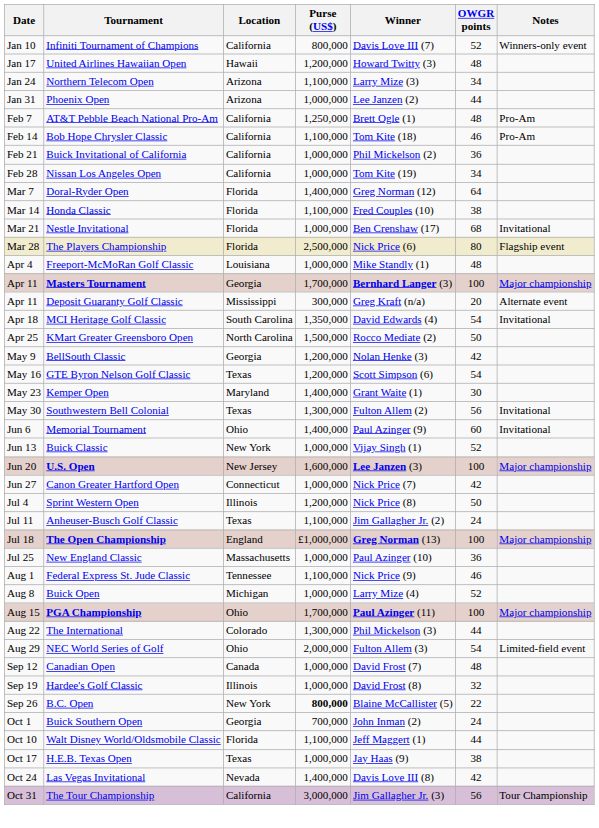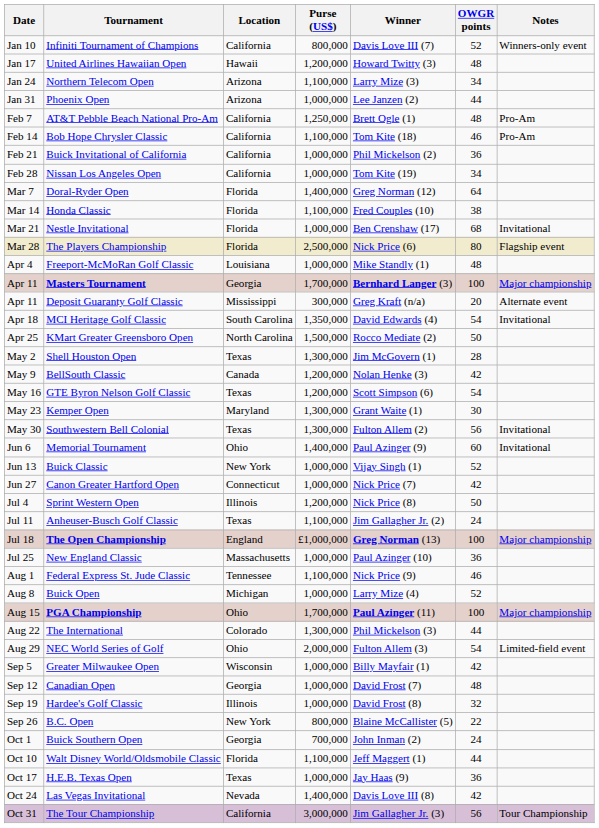+ row: (91, 356)
(244, 356) Georgia -> (243, 374) Canada
(326, 392) 1,400,000 -> (326, 411) 1,300,000
- row: (70, 466)
+ row: (103, 667)
(243, 667) Canada -> (244, 685) Georgia
(330, 703) bold -> (330, 722) normal
(476, 758) 38 -> (476, 777) 36
